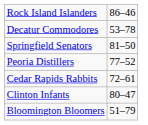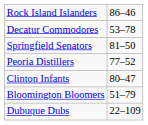- row: (52, 78)
+ row: (38, 111)
